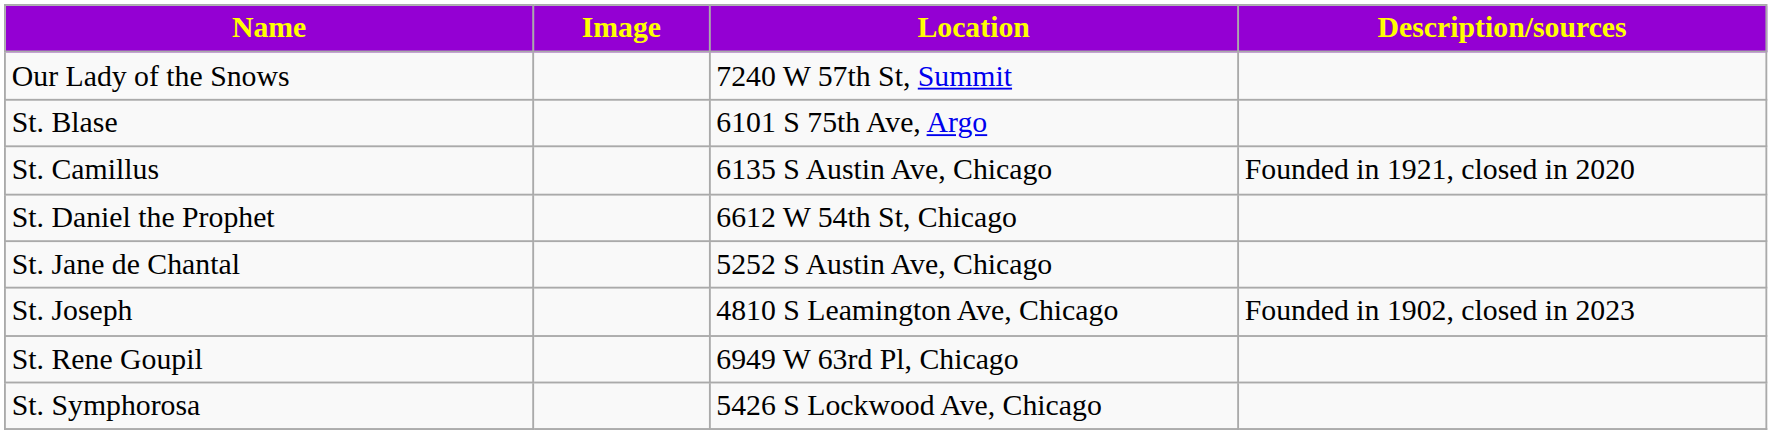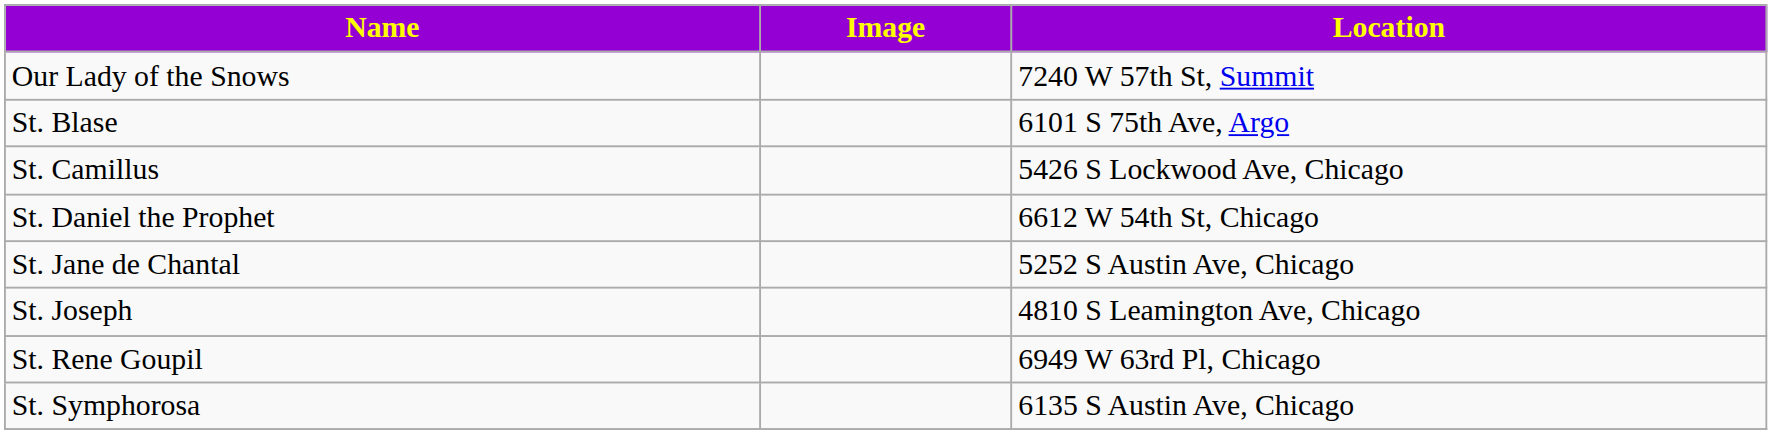- column: (1502, 28)
(884, 169) 6135 S Austin Ave, Chicago -> (1211, 169) 5426 S Lockwood Ave, Chicago
(909, 405) 5426 S Lockwood Ave, Chicago -> (1186, 405) 6135 S Austin Ave, Chicago
